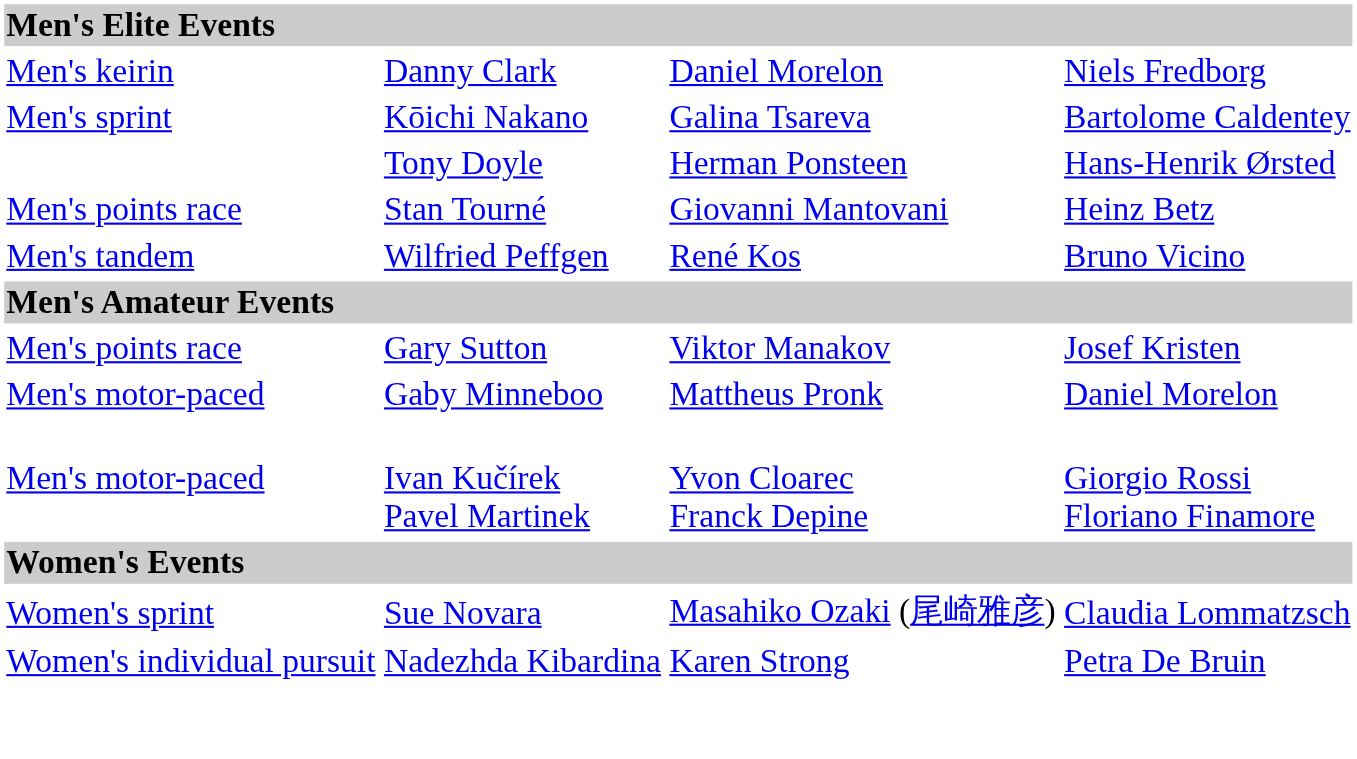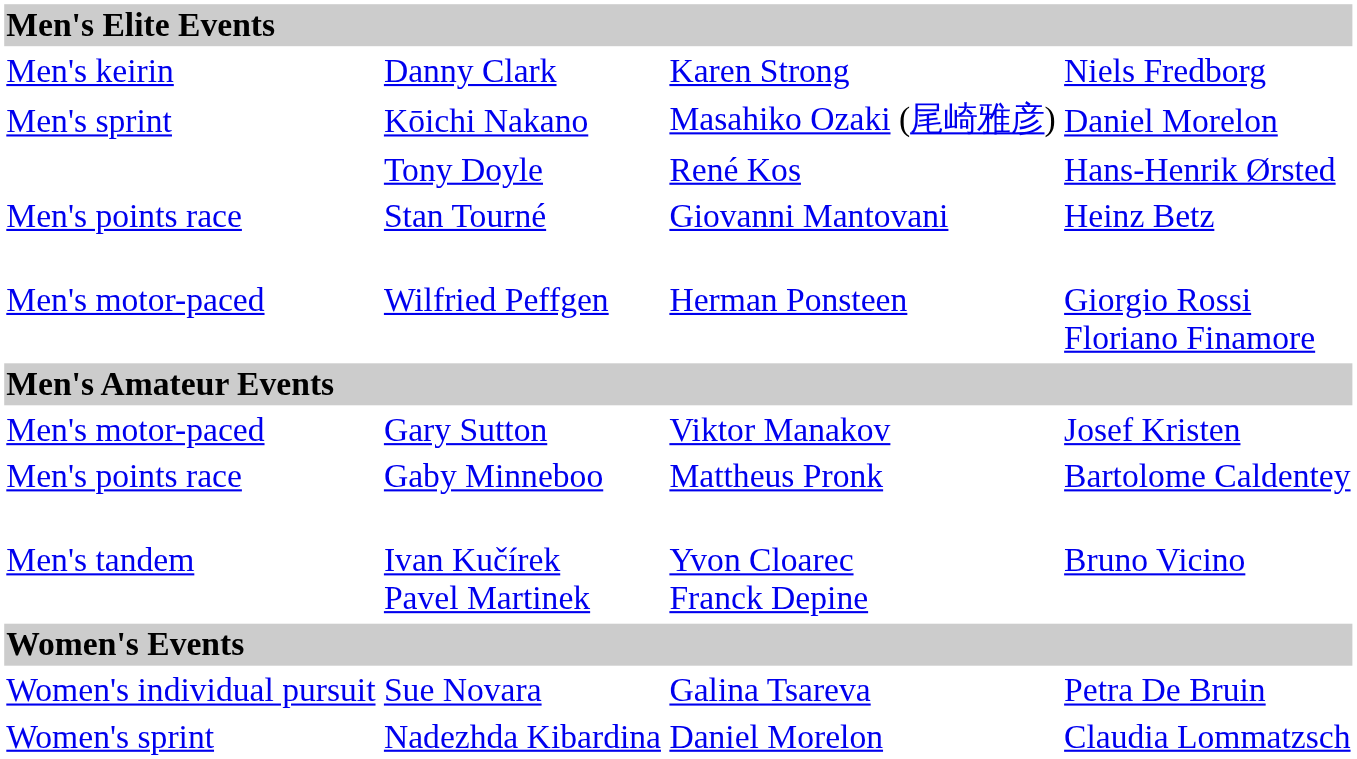(776, 70) Daniel Morelon -> (759, 70) Karen Strong
(770, 117) Galina Tsareva -> (863, 119) Masahiko Ozaki (尾崎雅彦)
(1207, 117) Bartolome Caldentey -> (1171, 120) Daniel Morelon
(788, 163) Herman Ponsteen -> (735, 169) René Kos
(100, 255) Men's tandem -> (135, 299) Men's motor-paced
(735, 255) René Kos -> (788, 299) Herman Ponsteen
(1155, 255) Bruno Vicino -> (1190, 318) Giorgio Rossi Floriano Finamore
(124, 348) Men's points race -> (135, 429) Men's motor-paced
(135, 394) Men's motor-paced -> (124, 476) Men's points race
(1171, 394) Daniel Morelon -> (1207, 476) Bartolome Caldentey
(135, 478) Men's motor-paced -> (100, 560) Men's tandem
(1190, 497) Giorgio Rossi Floriano Finamore -> (1155, 560) Bruno Vicino
(110, 611) Women's sprint -> (191, 690) Women's individual pursuit
(863, 610) Masahiko Ozaki (尾崎雅彦) -> (770, 690) Galina Tsareva
(1207, 611) Claudia Lommatzsch -> (1165, 690) Petra De Bruin
(191, 660) Women's individual pursuit -> (110, 736) Women's sprint
(759, 660) Karen Strong -> (776, 736) Daniel Morelon
(1165, 660) Petra De Bruin -> (1207, 736) Claudia Lommatzsch
